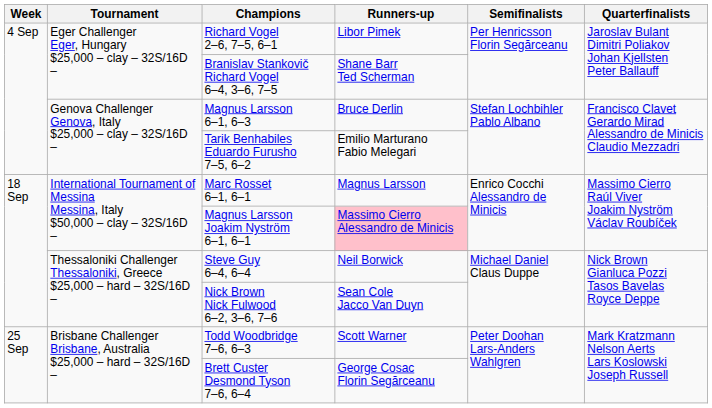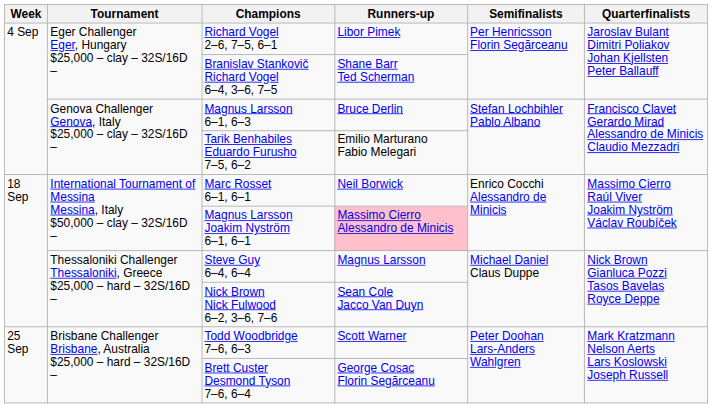(381, 184) Magnus Larsson -> (370, 184) Neil Borwick
(370, 260) Neil Borwick -> (381, 260) Magnus Larsson
